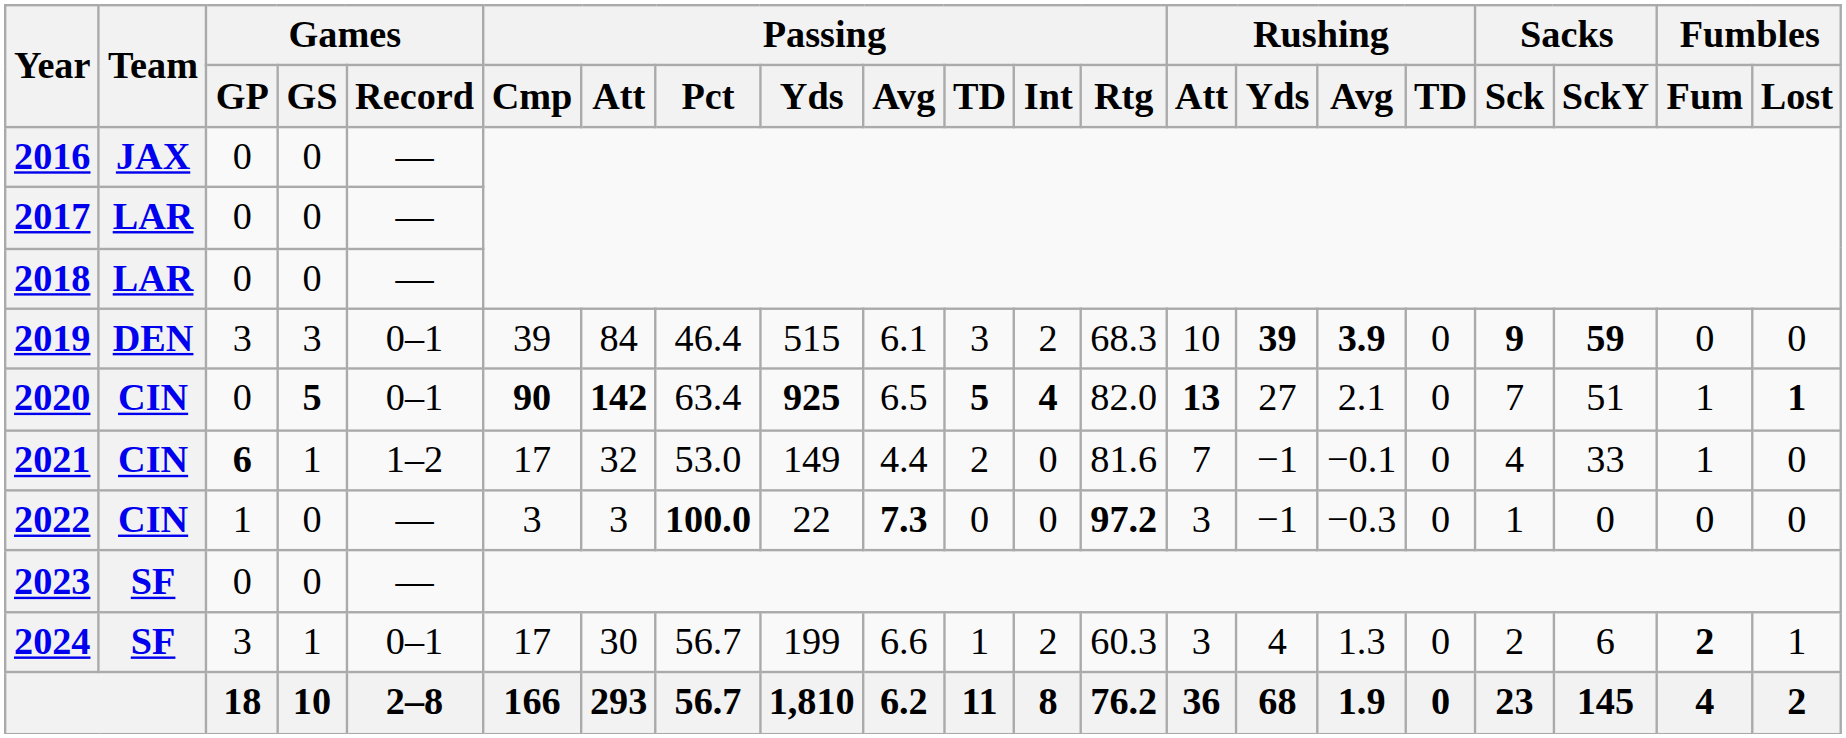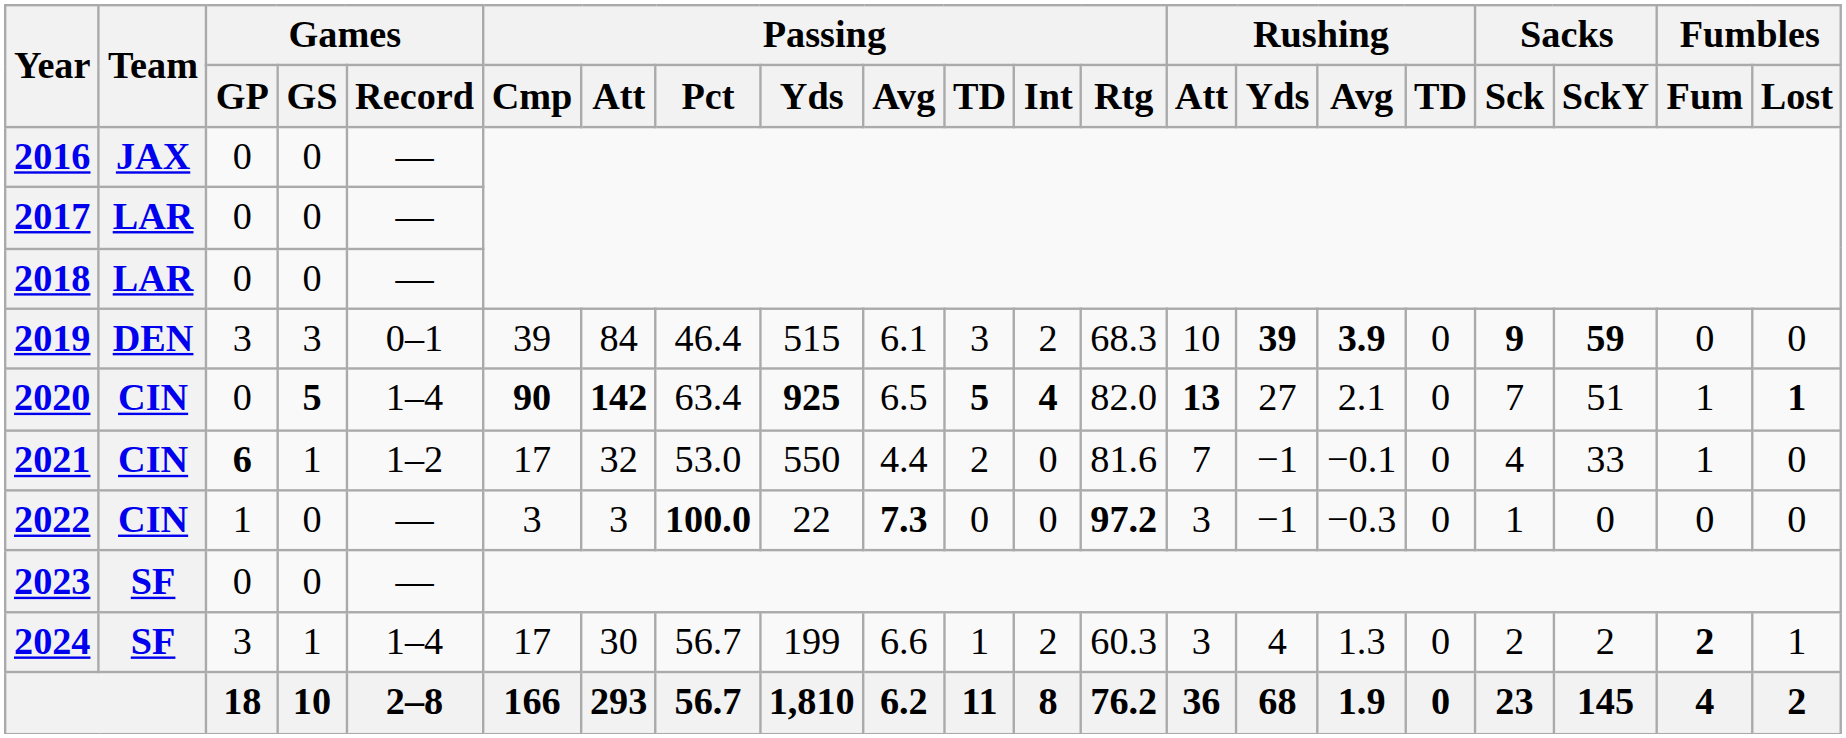(415, 398) 0–1 -> (415, 398) 1–4
(812, 459) 149 -> (812, 459) 550
(415, 641) 0–1 -> (415, 641) 1–4
(1605, 641) 6 -> (1605, 641) 2
